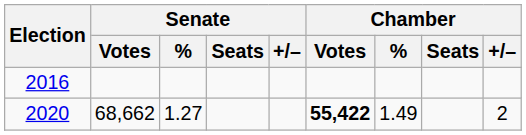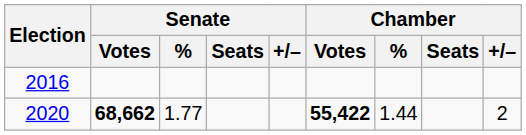(125, 113) normal -> (125, 113) bold
(183, 113) 1.27 -> (183, 113) 1.77
(398, 113) 1.49 -> (398, 113) 1.44
